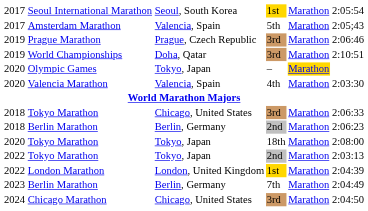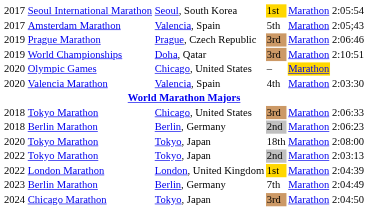(183, 69) Tokyo, Japan -> (203, 69) Chicago, United States
(203, 199) Chicago, United States -> (183, 199) Tokyo, Japan
